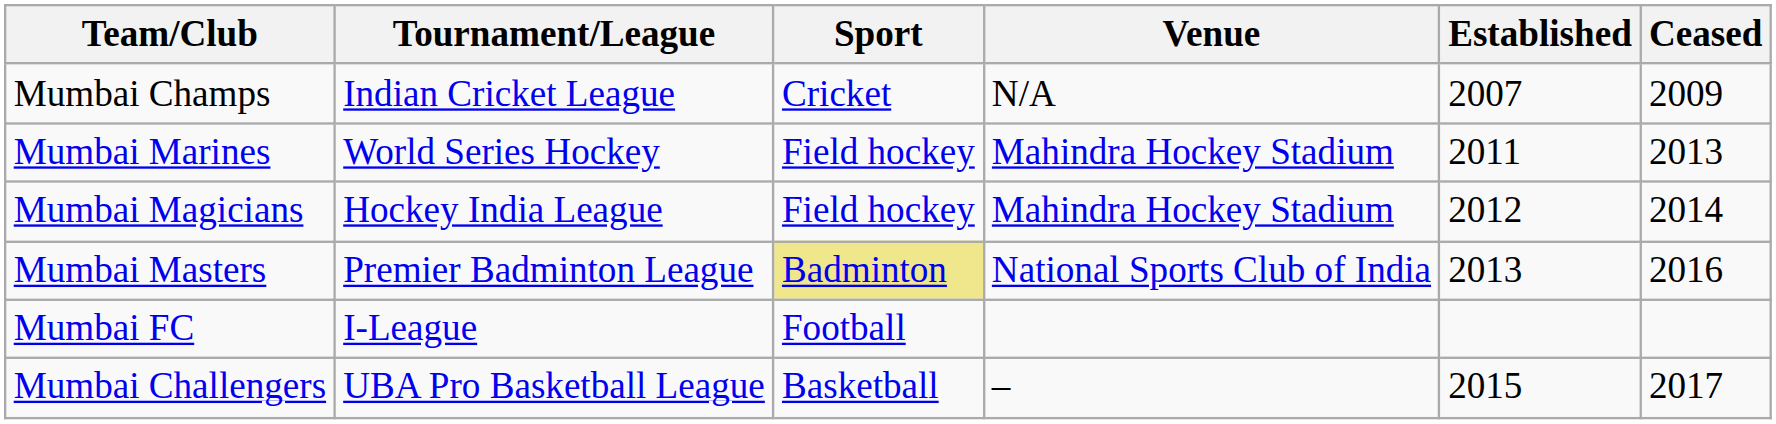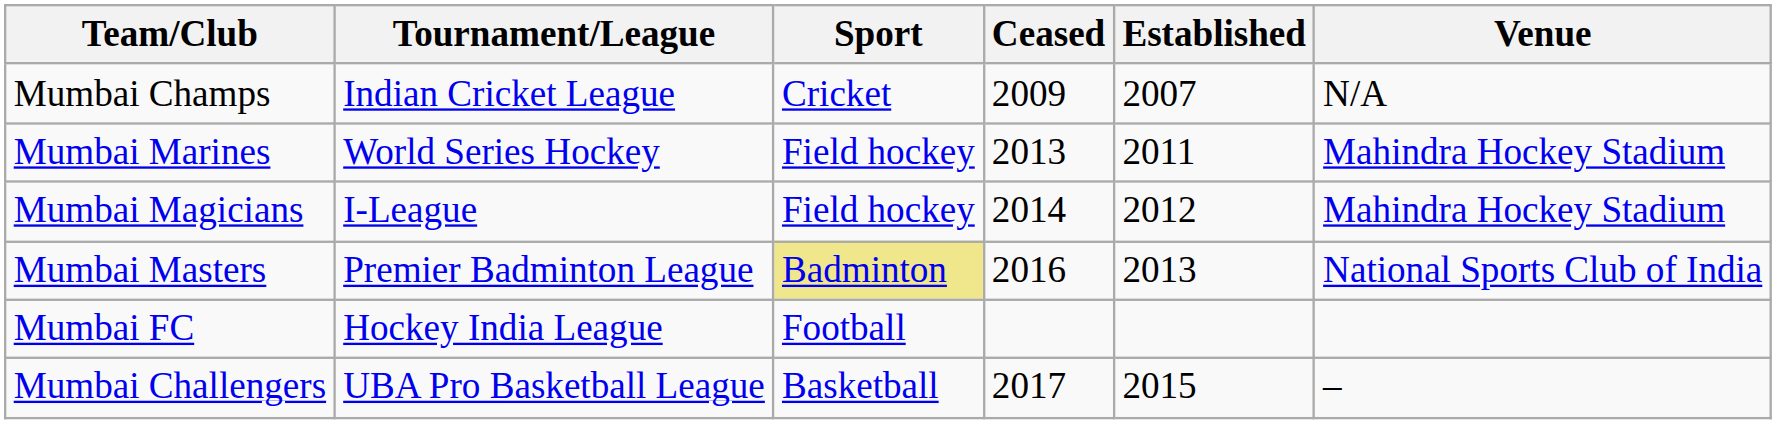columns swapped: (1211, 33) <-> (1706, 33)
(503, 210) Hockey India League -> (410, 210) I-League
(410, 328) I-League -> (503, 328) Hockey India League
